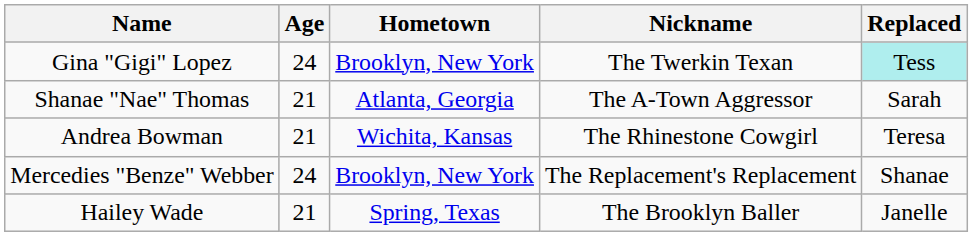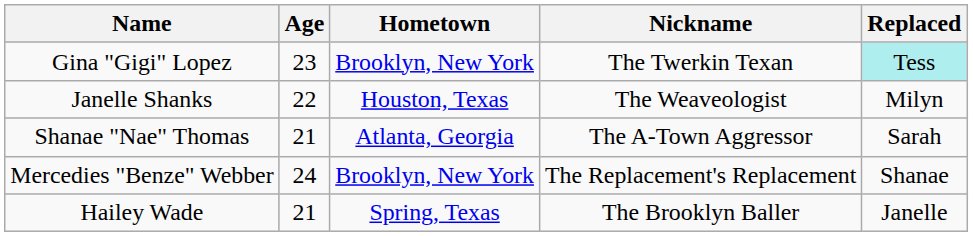(304, 61) 24 -> (304, 61) 23
+ row: (142, 99)
- row: (142, 136)
